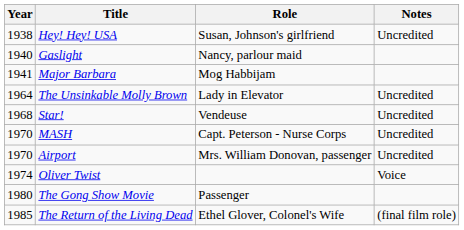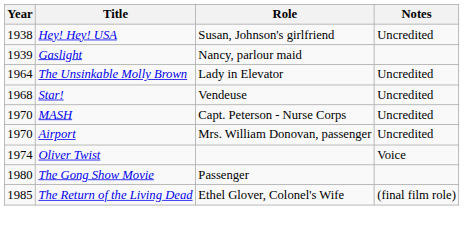(20, 54) 1940 -> (20, 54) 1939
- row: (77, 74)
